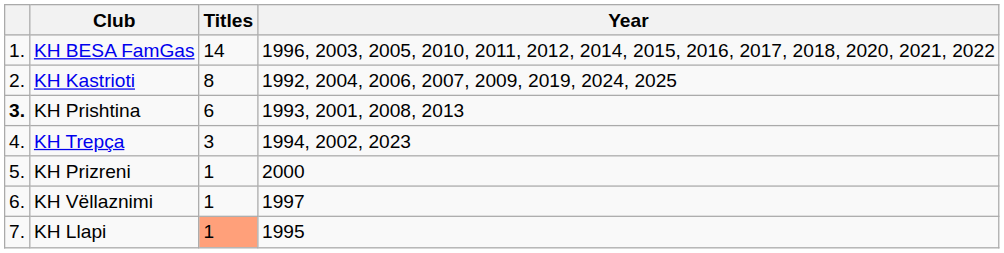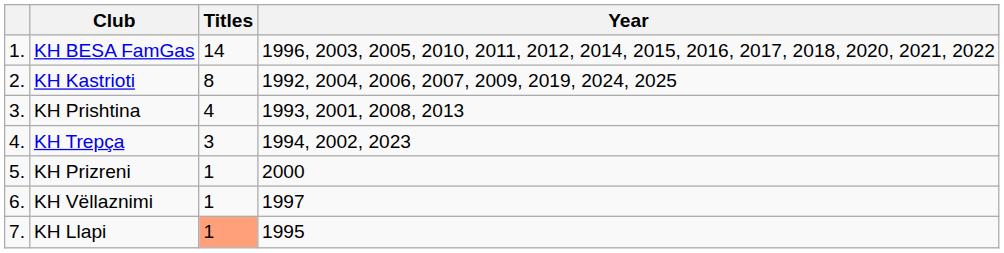(17, 111) bold -> (17, 111) normal
(209, 111) 6 -> (209, 111) 4
